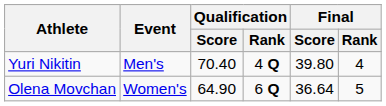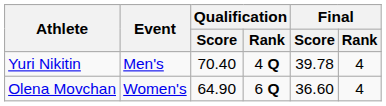(314, 64) 39.80 -> (314, 64) 39.78
(314, 89) 36.64 -> (314, 89) 36.60
(360, 89) 5 -> (360, 89) 4
